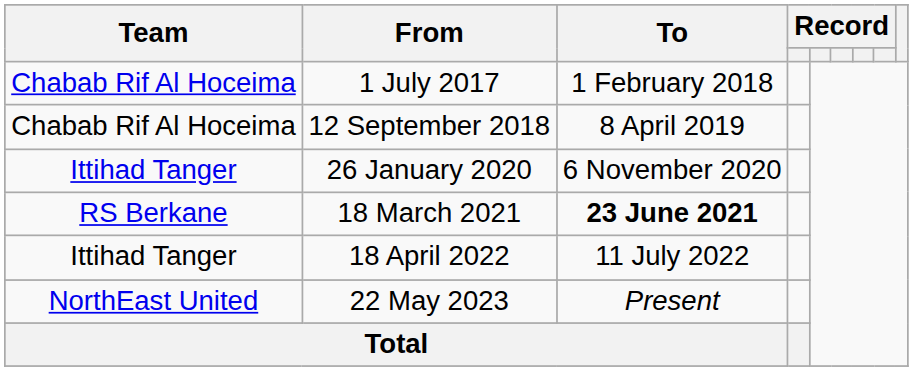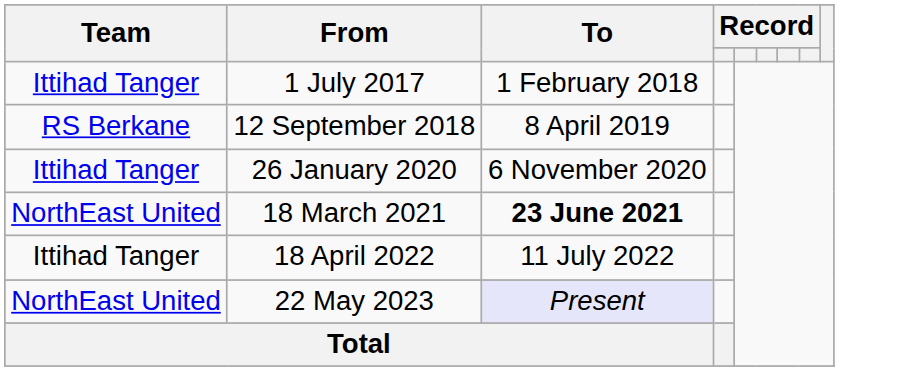(153, 82) Chabab Rif Al Hoceima -> (116, 82) Ittihad Tanger
(153, 126) Chabab Rif Al Hoceima -> (116, 126) RS Berkane
(153, 213) RS Berkane -> (116, 213) NorthEast United
(672, 300) no background -> (597, 300) lavender background
